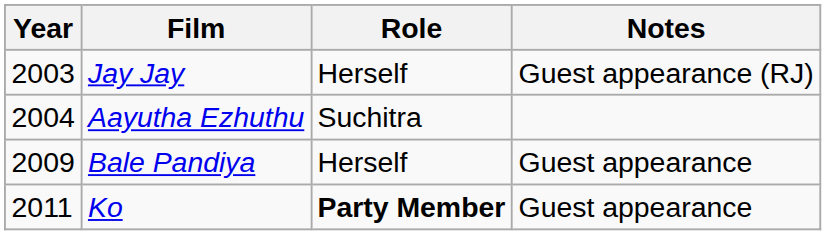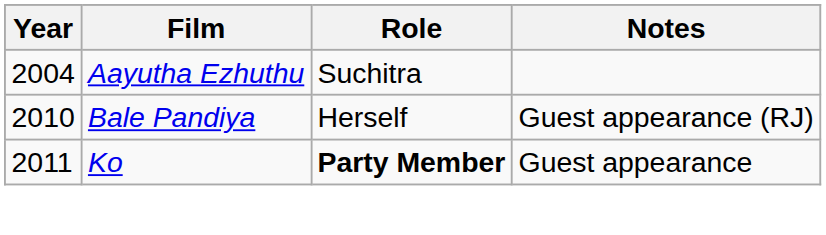- row: (136, 73)
(43, 163) 2009 -> (43, 118) 2010
(635, 163) Guest appearance -> (666, 118) Guest appearance (RJ)
